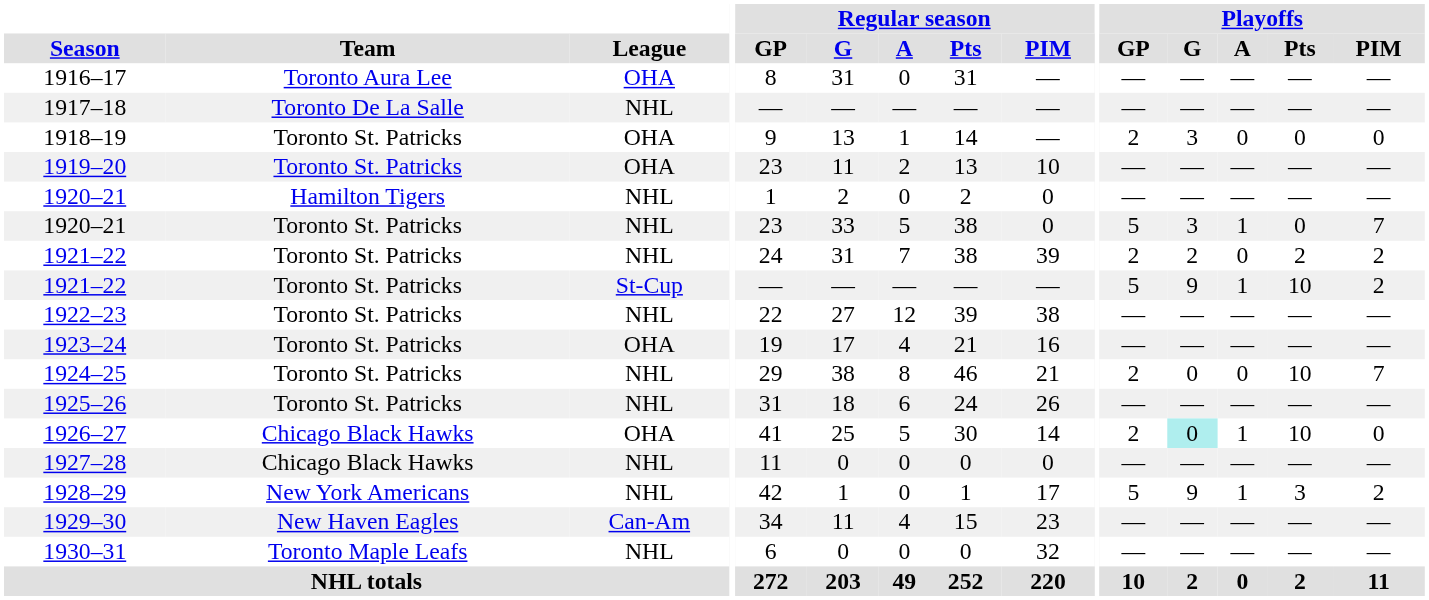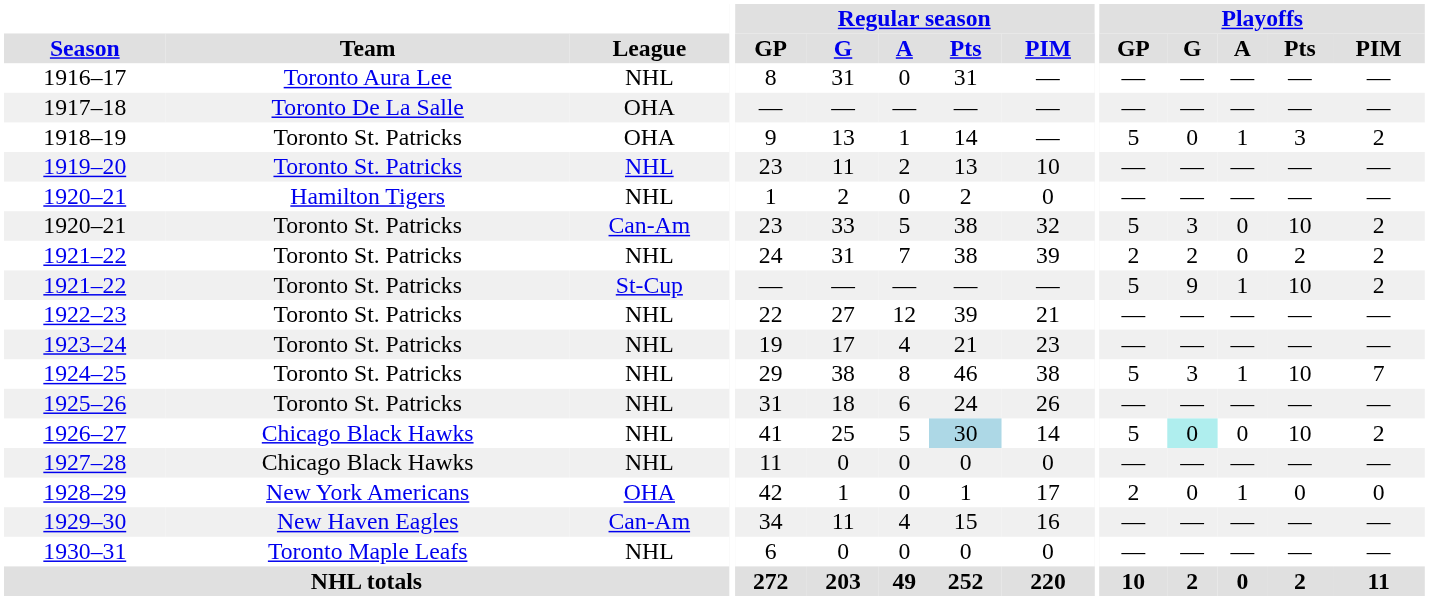(649, 77) OHA -> (649, 77) NHL
(649, 107) NHL -> (649, 107) OHA
(1133, 136) 2 -> (1133, 136) 5
(1192, 136) 3 -> (1192, 136) 0
(1242, 136) 0 -> (1242, 136) 1
(1300, 136) 0 -> (1300, 136) 3
(1379, 136) 0 -> (1379, 136) 2
(649, 166) OHA -> (649, 166) NHL
(649, 225) NHL -> (649, 225) Can-Am
(1048, 225) 0 -> (1048, 225) 32
(1242, 225) 1 -> (1242, 225) 0
(1300, 225) 0 -> (1300, 225) 10
(1379, 225) 7 -> (1379, 225) 2
(1048, 314) 38 -> (1048, 314) 21
(649, 344) OHA -> (649, 344) NHL
(1048, 344) 16 -> (1048, 344) 23
(1048, 373) 21 -> (1048, 373) 38
(1133, 373) 2 -> (1133, 373) 5
(1192, 373) 0 -> (1192, 373) 3
(1242, 373) 0 -> (1242, 373) 1
(649, 432) OHA -> (649, 432) NHL
(966, 432) no background -> (966, 432) lightblue background
(1133, 432) 2 -> (1133, 432) 5
(1242, 432) 1 -> (1242, 432) 0
(1379, 432) 0 -> (1379, 432) 2
(649, 492) NHL -> (649, 492) OHA
(1133, 492) 5 -> (1133, 492) 2
(1192, 492) 9 -> (1192, 492) 0
(1300, 492) 3 -> (1300, 492) 0
(1379, 492) 2 -> (1379, 492) 0
(1048, 521) 23 -> (1048, 521) 16
(1048, 551) 32 -> (1048, 551) 0
